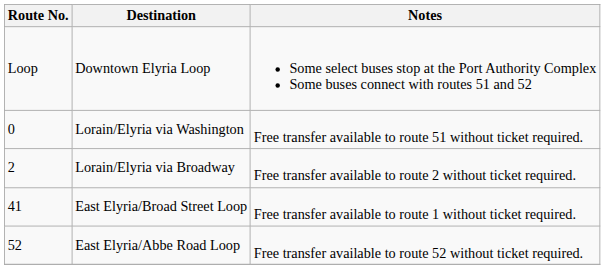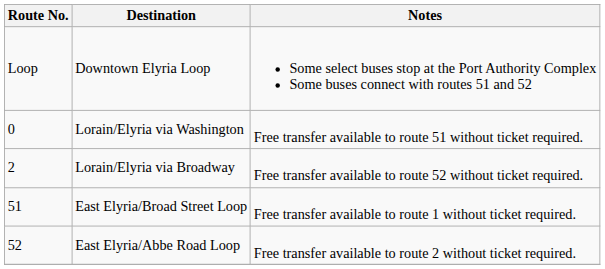(415, 176) Free transfer available to route 2 without ticket required. -> (418, 176) Free transfer available to route 52 without ticket required.
(15, 206) 41 -> (15, 206) 51
(418, 253) Free transfer available to route 52 without ticket required. -> (415, 253) Free transfer available to route 2 without ticket required.
